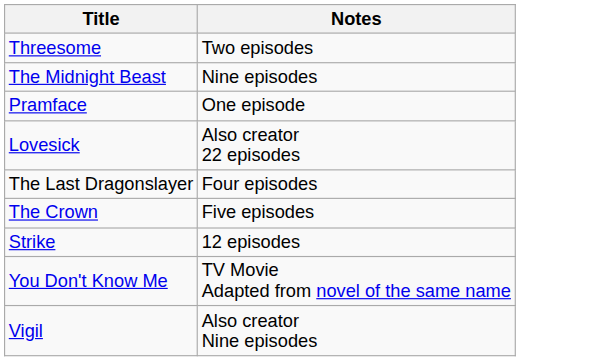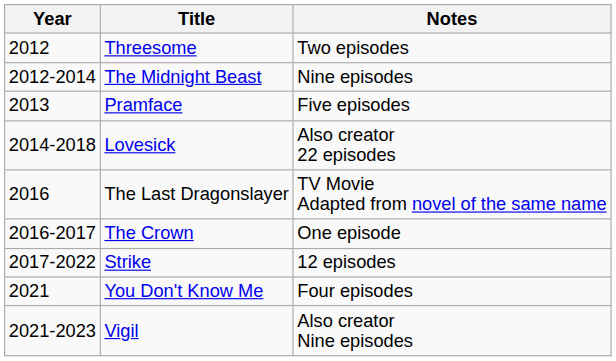+ column: (52, 18)
(253, 105) One episode -> (354, 105) Five episodes
(259, 184) Four episodes -> (452, 194) TV Movie Adapted from novel of the same name
(258, 213) Five episodes -> (349, 233) One episode
(356, 281) TV Movie Adapted from novel of the same name -> (355, 291) Four episodes
